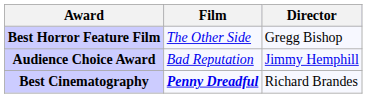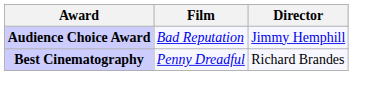- row: (84, 37)
(213, 81) bold -> (201, 59) normal
